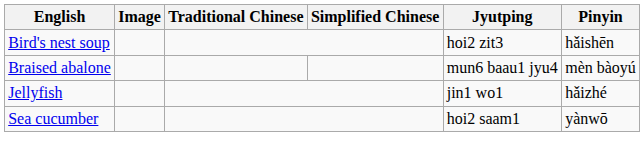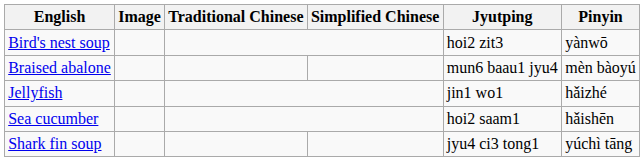(590, 42) hǎishēn -> (587, 42) yànwō
(587, 118) yànwō -> (590, 118) hǎishēn
+ row: (55, 144)
